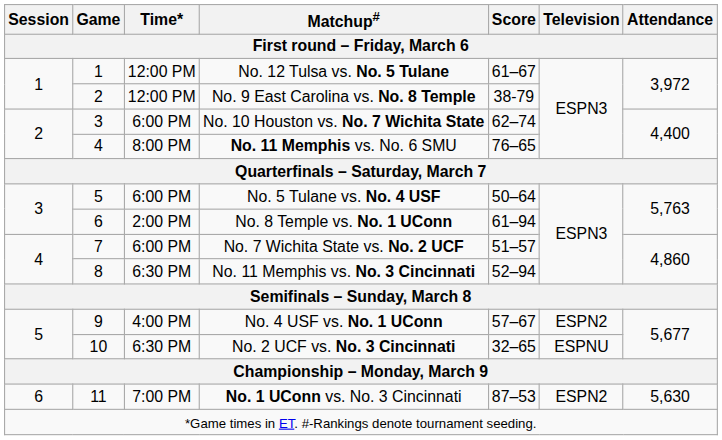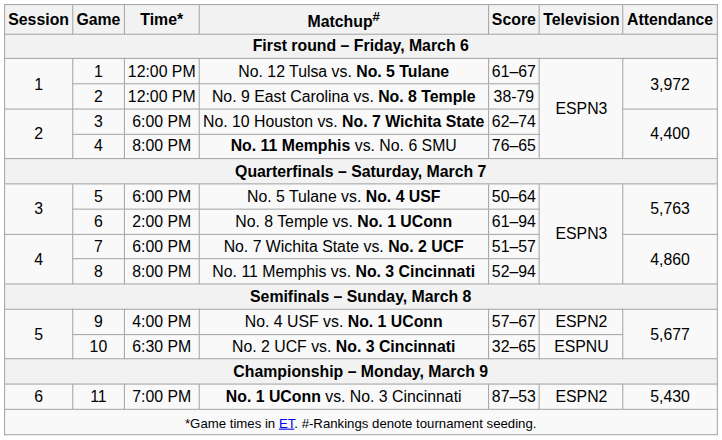(162, 272) 6:30 PM -> (162, 272) 8:00 PM
(670, 397) 5,630 -> (670, 397) 5,430
